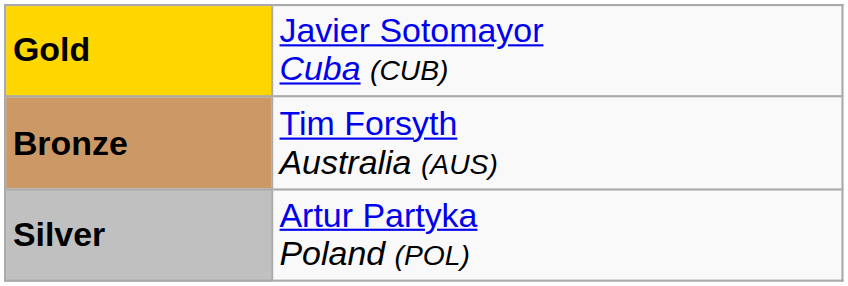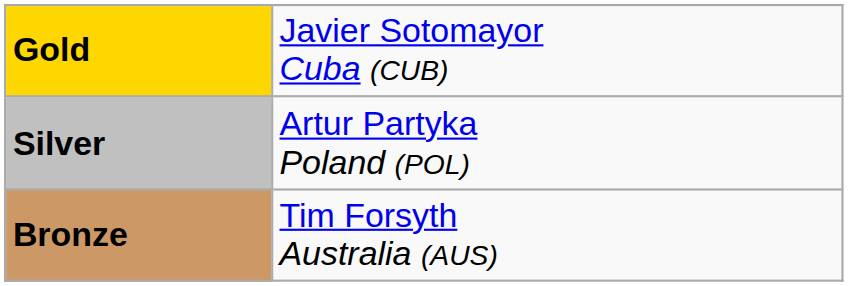rows swapped: (59, 234) <-> (70, 142)
